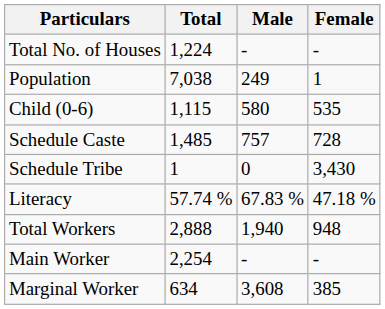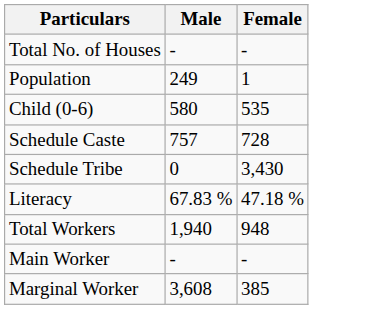- column: (201, 19)
